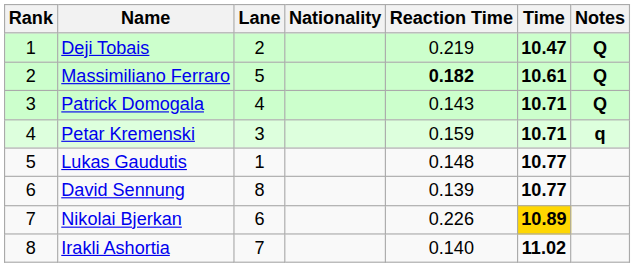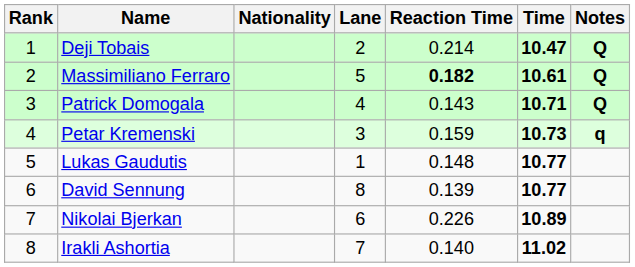columns swapped: (335, 18) <-> (260, 18)
(451, 47) 0.219 -> (451, 47) 0.214
(544, 133) 10.71 -> (544, 133) 10.73
(544, 219) gold background -> (544, 219) no background
